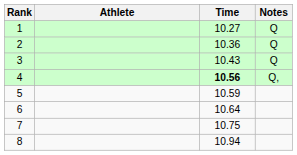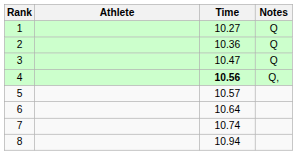(227, 61) 10.43 -> (227, 61) 10.47
(227, 93) 10.59 -> (227, 93) 10.57
(227, 126) 10.75 -> (227, 126) 10.74
